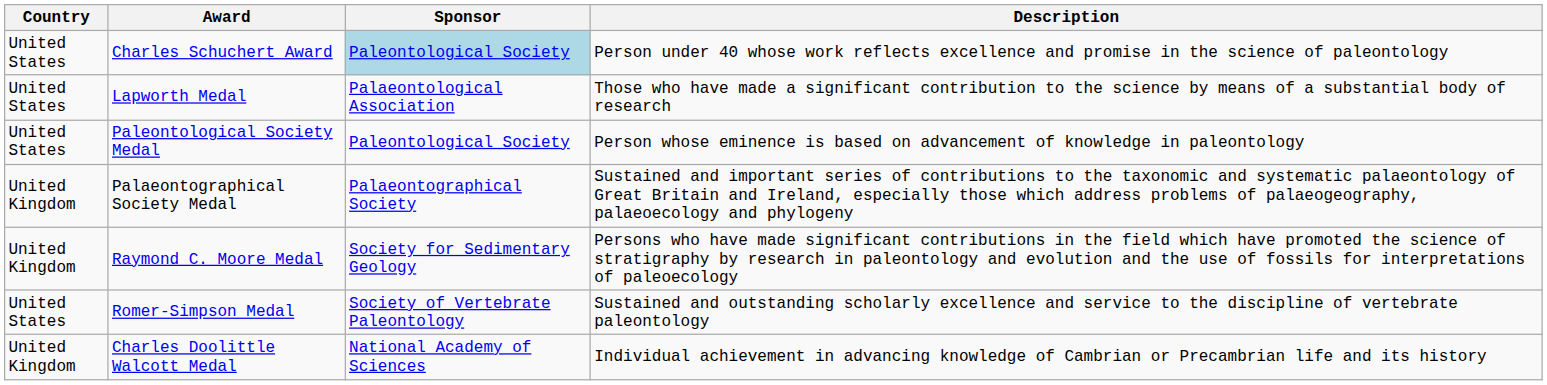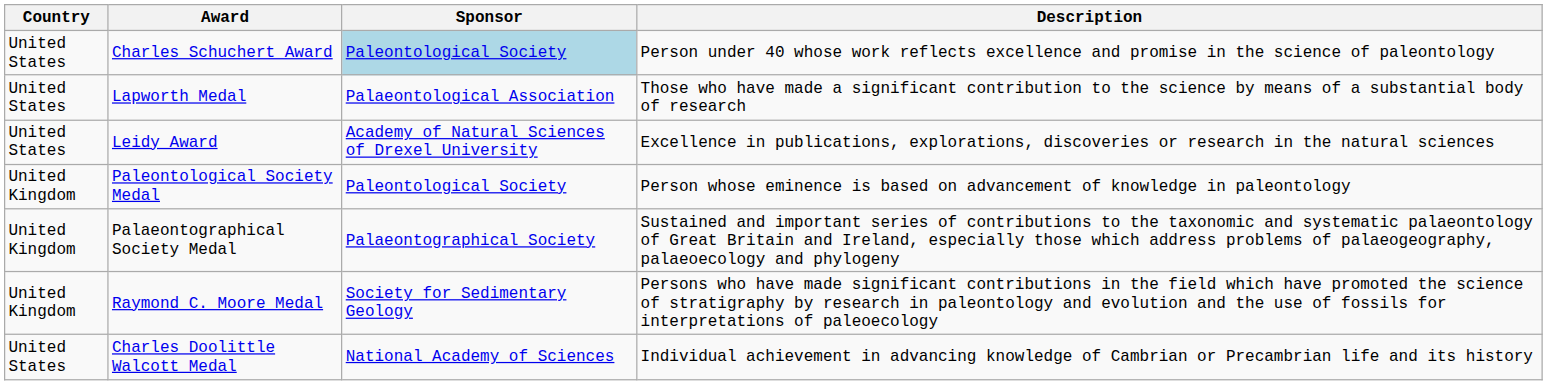+ row: (165, 142)
(37, 142) United States -> (42, 186) United Kingdom
- row: (203, 312)
(42, 357) United Kingdom -> (37, 357) United States
